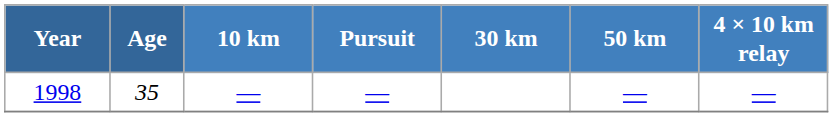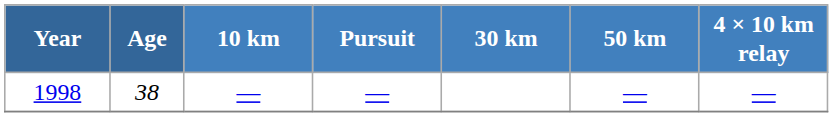(147, 91) 35 -> (147, 91) 38
